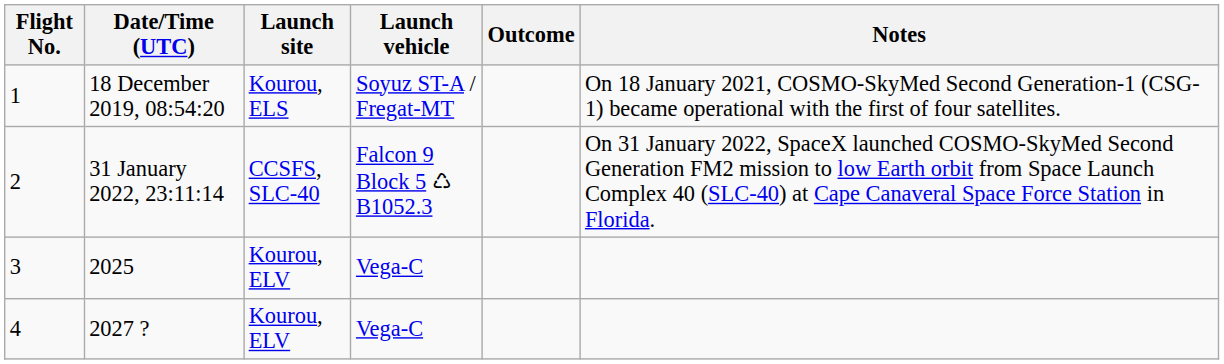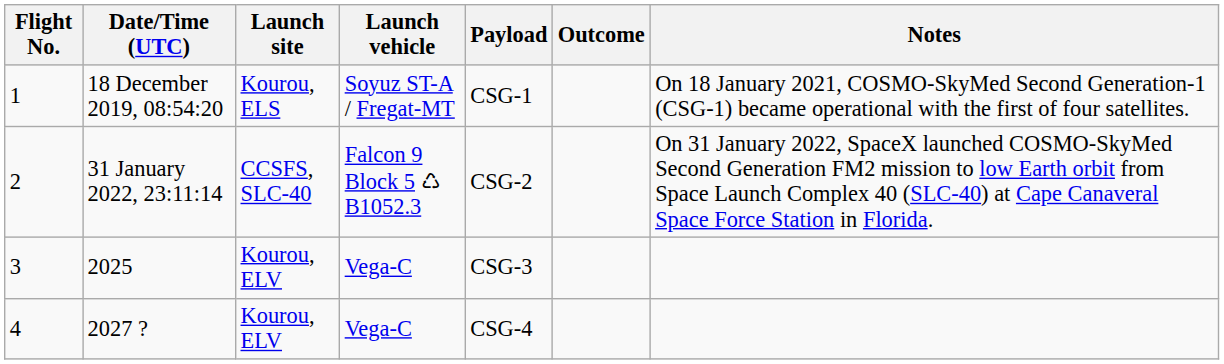+ column: (509, 34)
